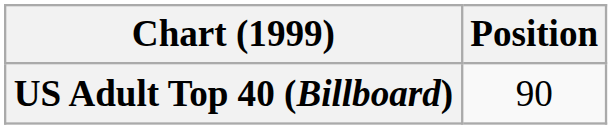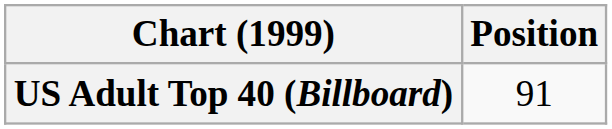(534, 92) 90 -> (534, 92) 91
